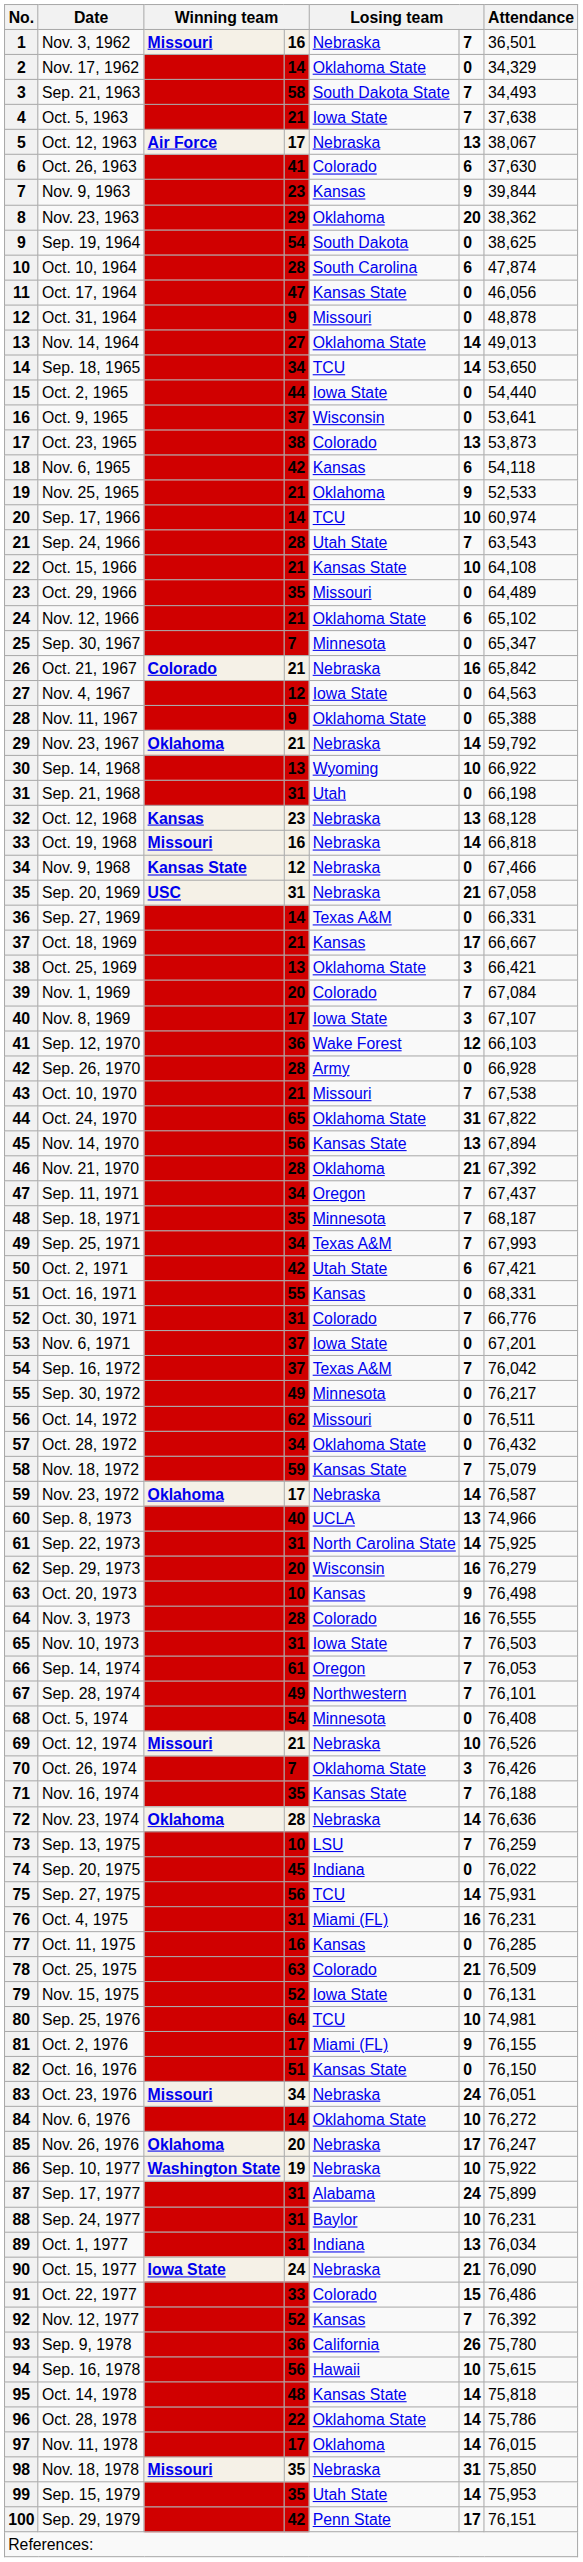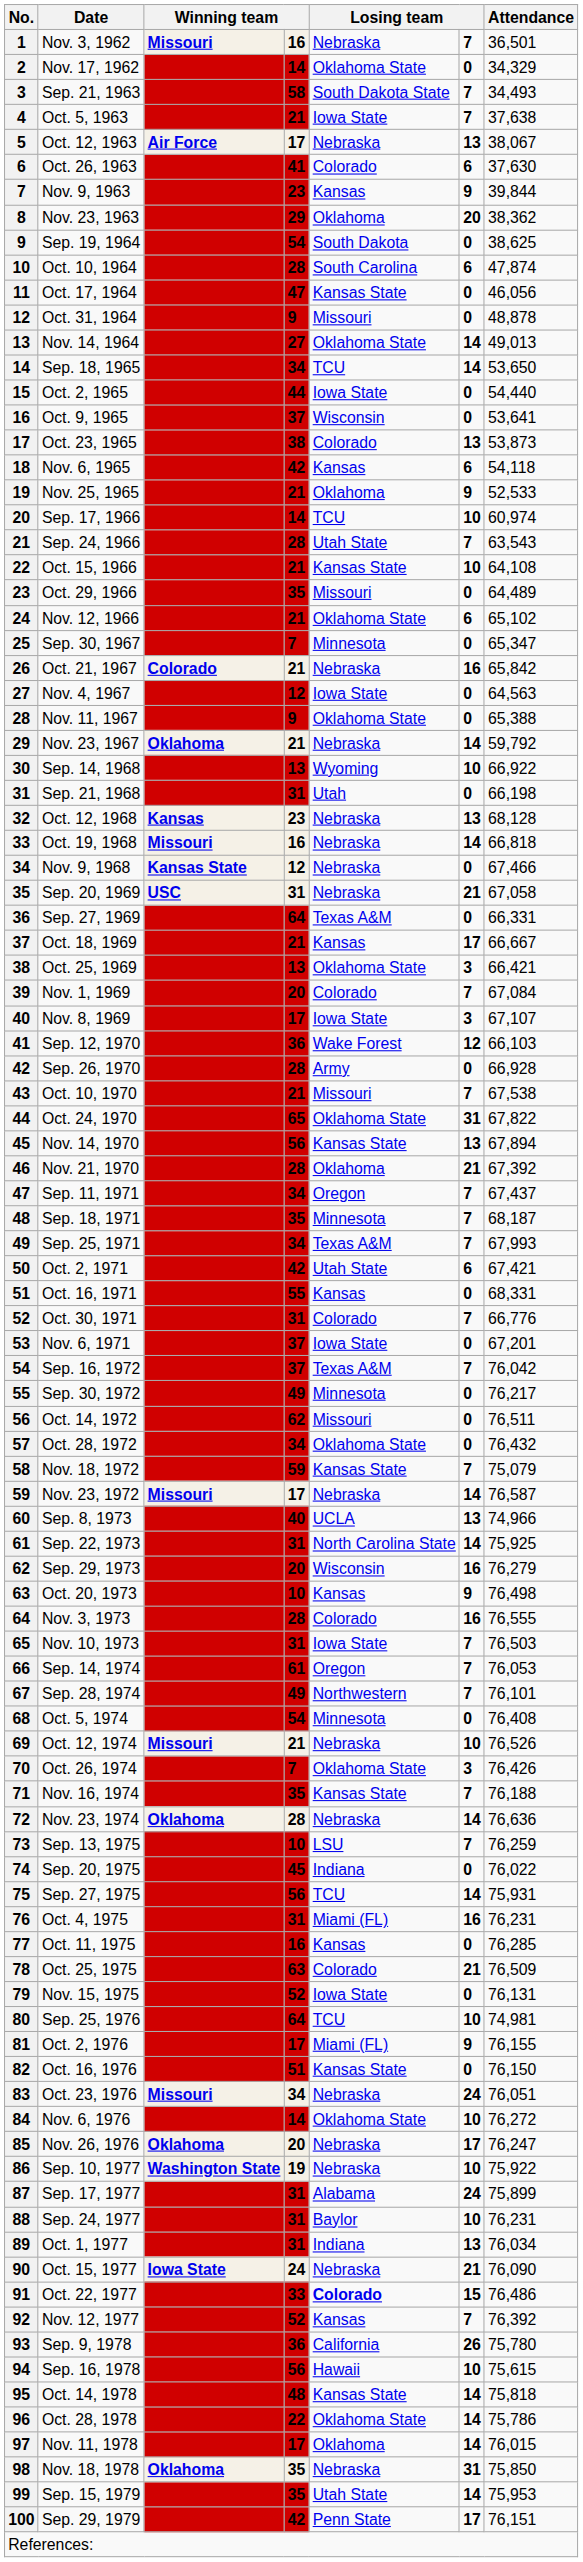(297, 918) 14 -> (297, 918) 64
(186, 1494) Oklahoma -> (180, 1494) Missouri
(345, 2294) normal -> (347, 2294) bold
(180, 2470) Missouri -> (186, 2470) Oklahoma
